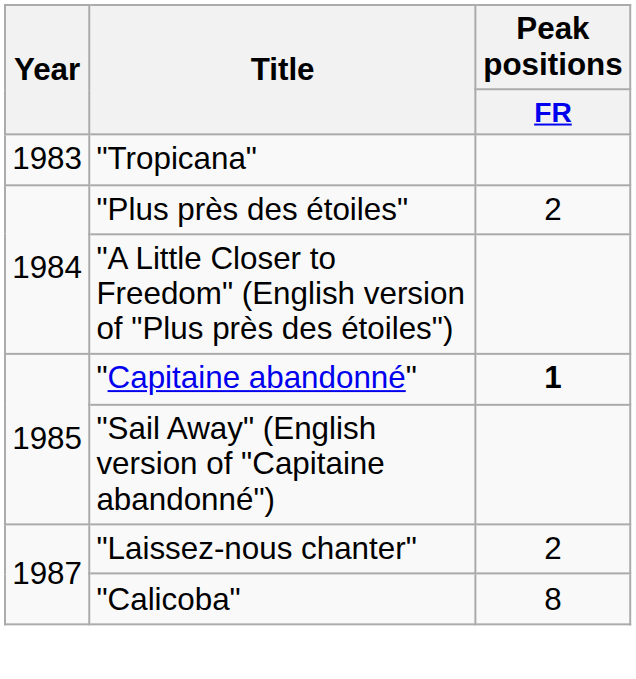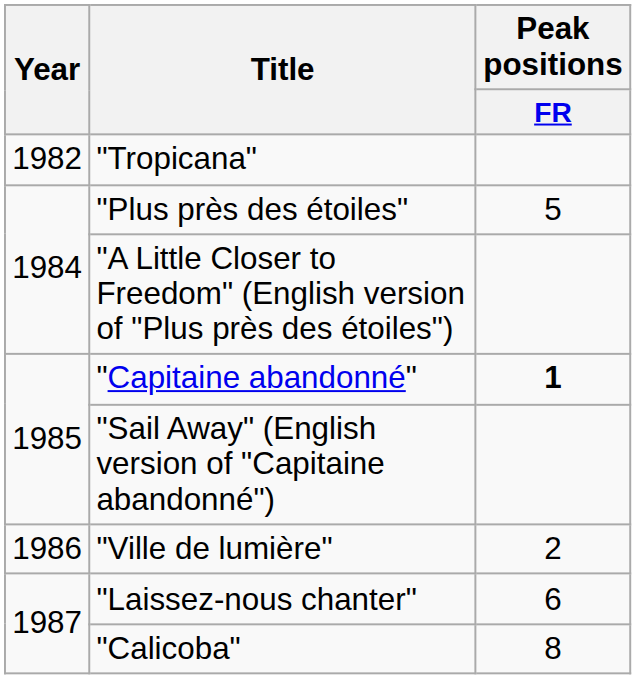(47, 158) 1983 -> (47, 158) 1982
(553, 208) 2 -> (553, 208) 5
+ row: (214, 548)
(553, 548) 2 -> (553, 598) 6
